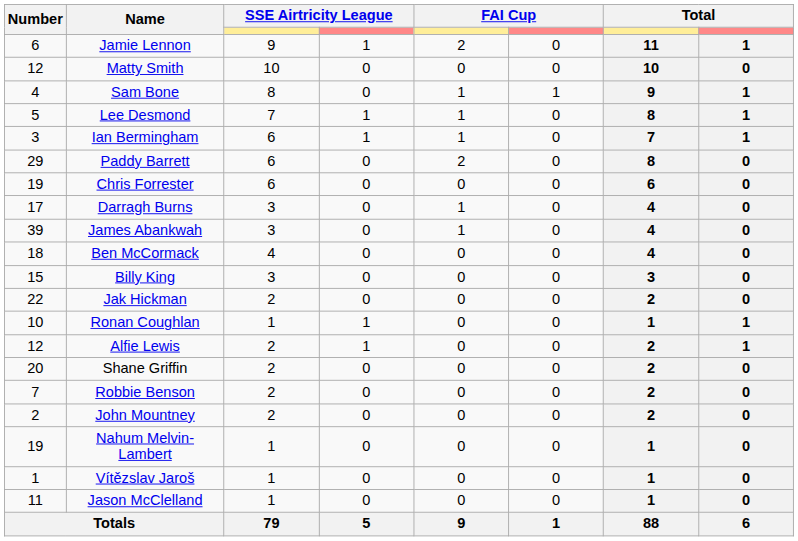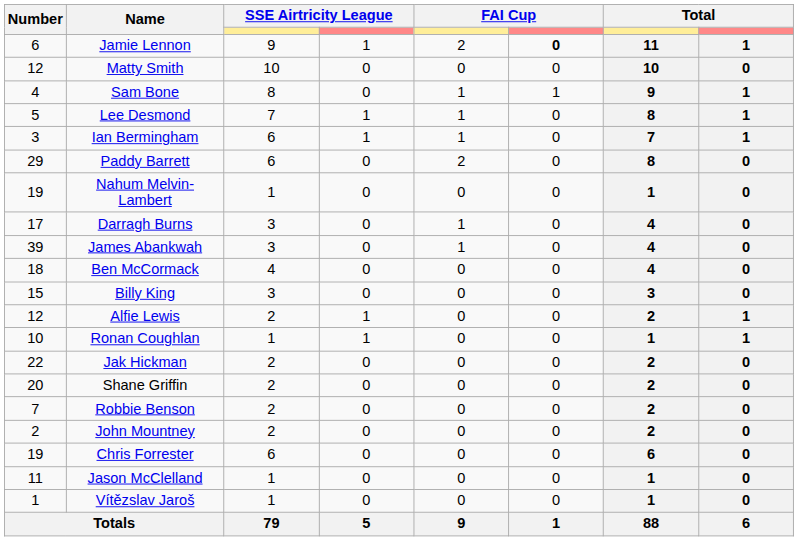(556, 45) normal -> (556, 45) bold
rows swapped: (145, 184) <-> (145, 446)
rows swapped: (145, 346) <-> (145, 299)
rows swapped: (145, 477) <-> (145, 500)
